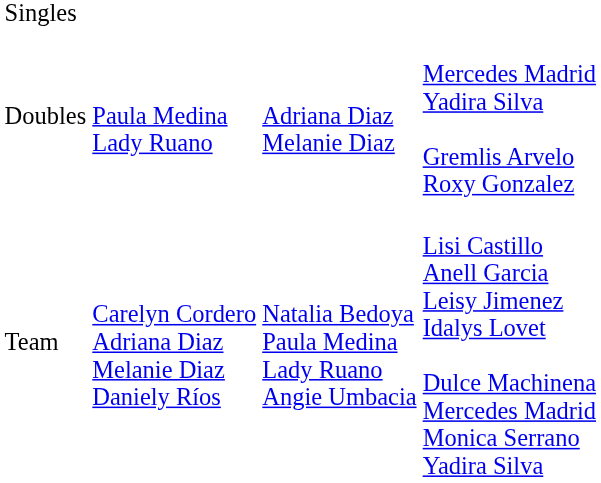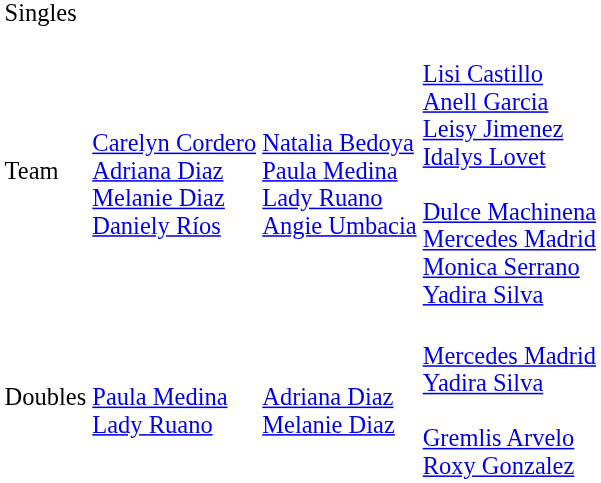rows swapped: (45, 115) <-> (32, 342)
